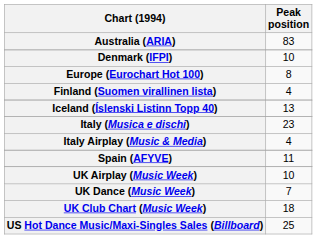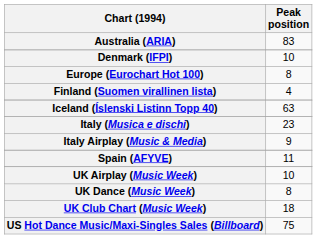(289, 108) 13 -> (289, 108) 63
(289, 141) 4 -> (289, 141) 9
(289, 192) 7 -> (289, 192) 8
(289, 225) 25 -> (289, 225) 75
